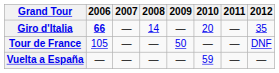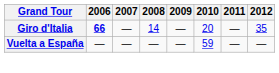- row: (45, 44)
